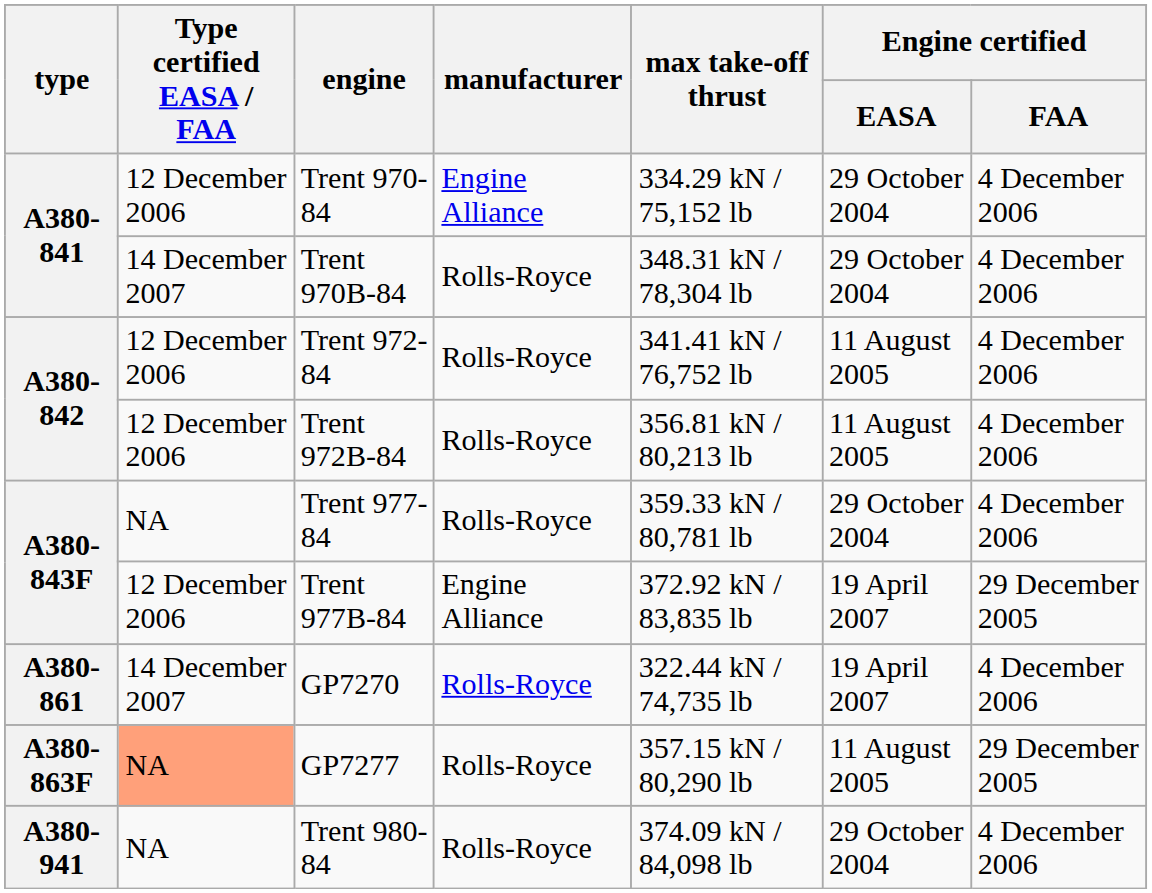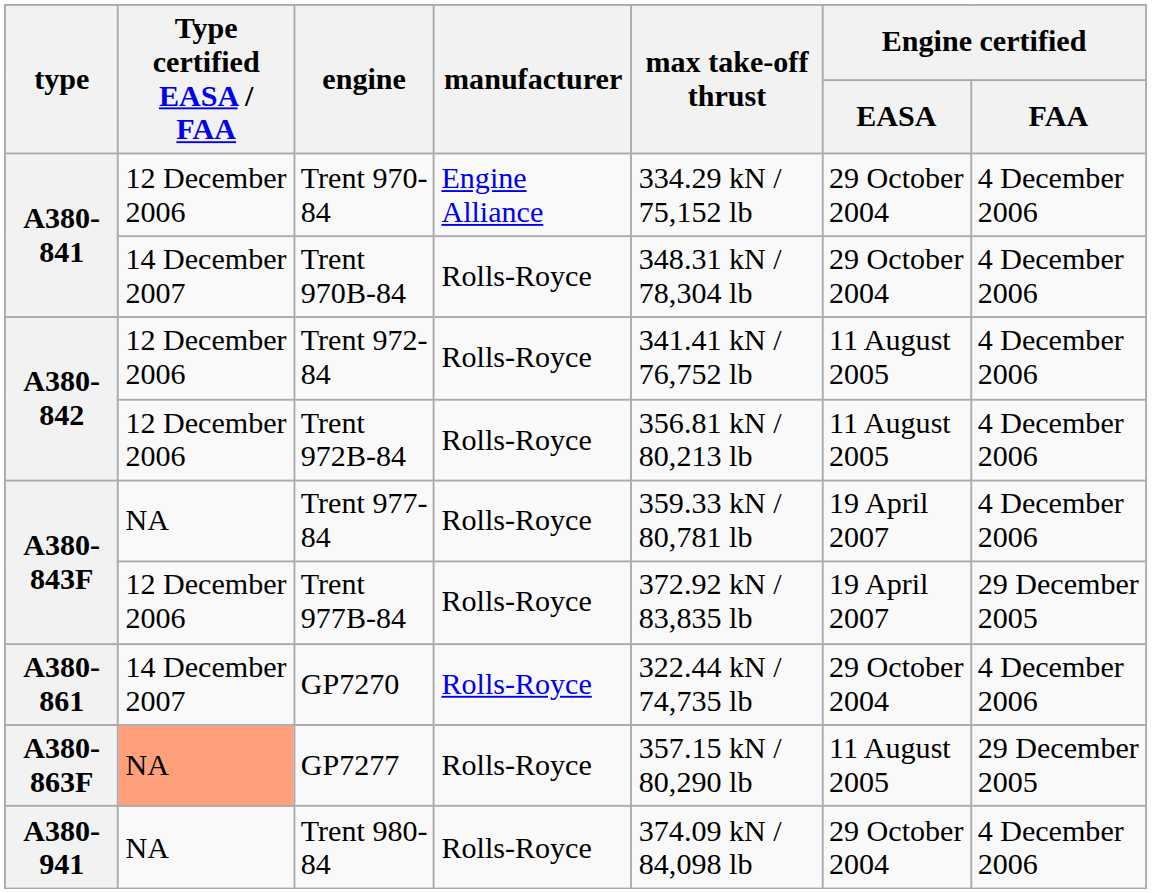(896, 520) 29 October 2004 -> (879, 520) 19 April 2007
(492, 602) Engine Alliance -> (517, 602) Rolls-Royce
(879, 683) 19 April 2007 -> (896, 683) 29 October 2004
